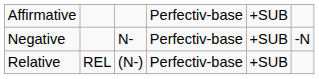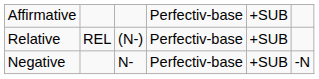rows swapped: (37, 39) <-> (34, 62)
